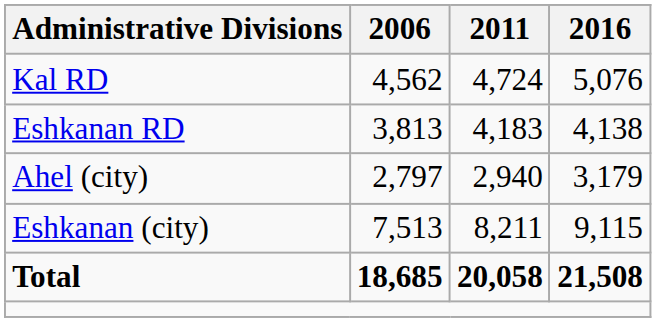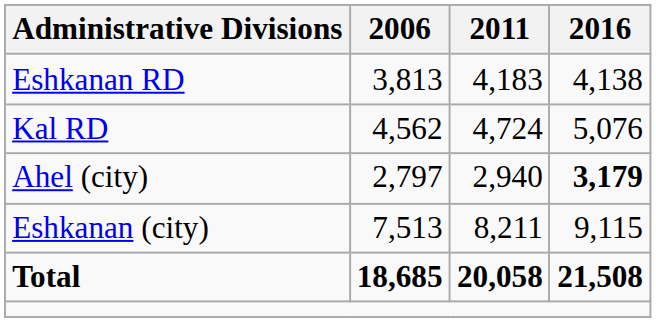rows swapped: (98, 128) <-> (60, 78)
(608, 177) normal -> (608, 177) bold
